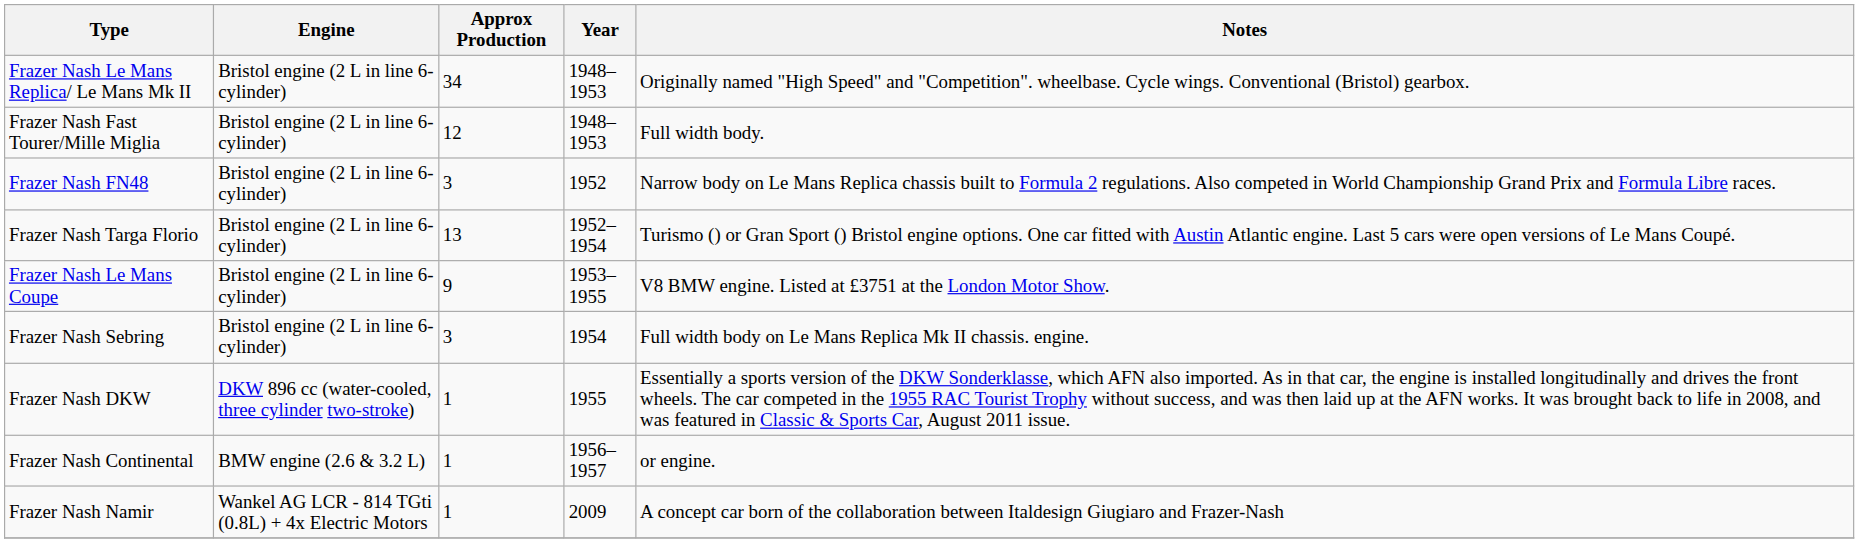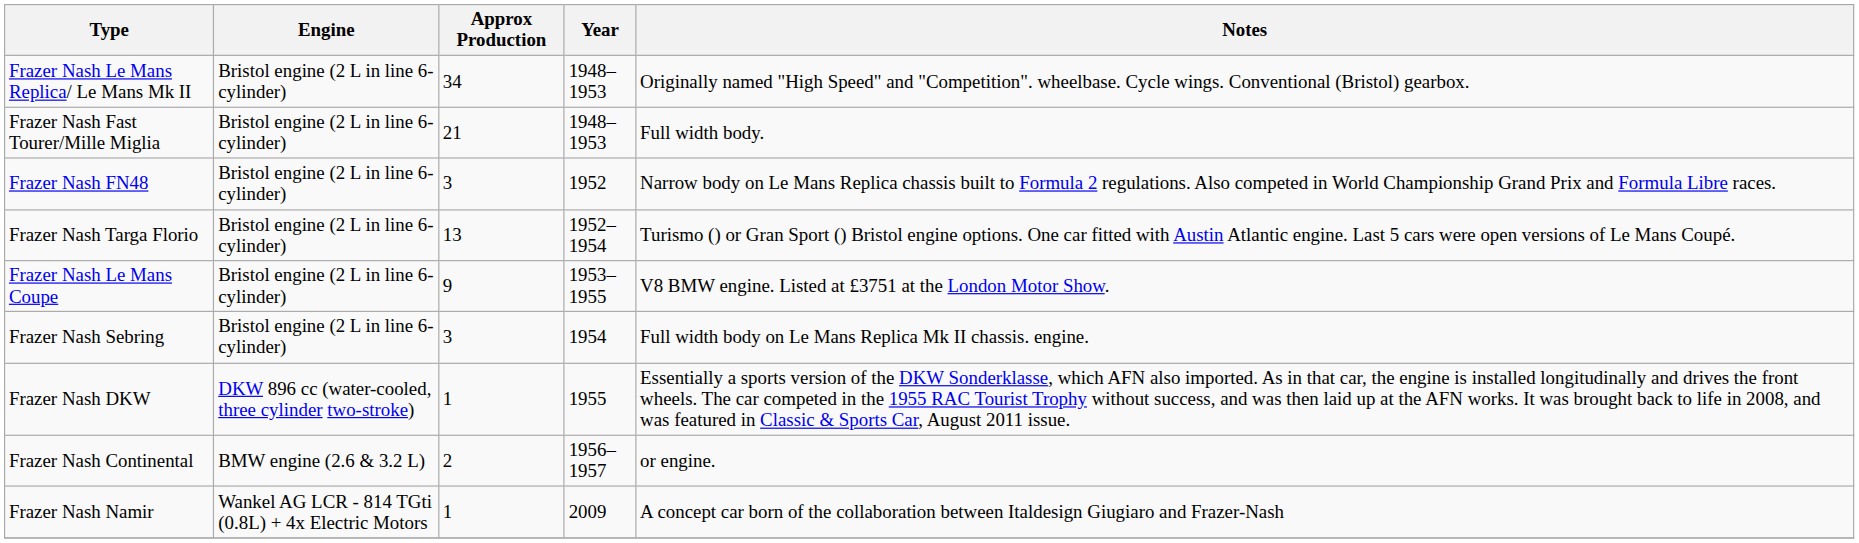(452, 132) 12 -> (452, 132) 21
(448, 460) 1 -> (448, 460) 2
